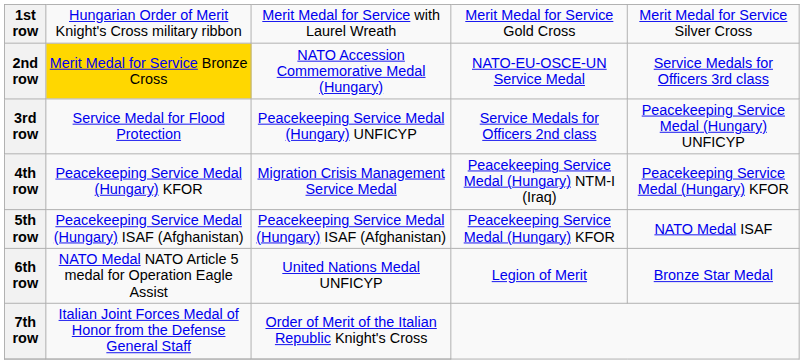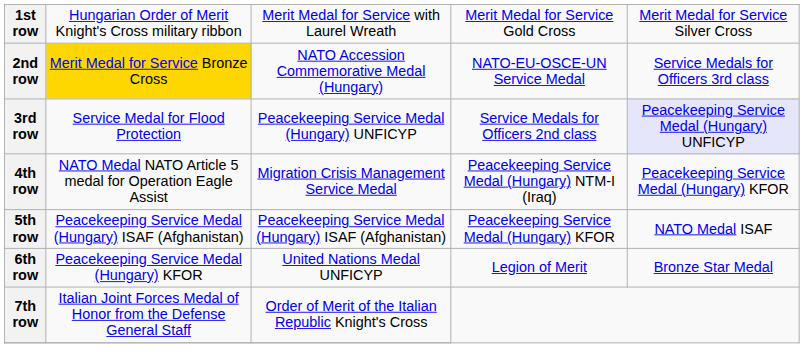(713, 126) no background -> (713, 126) lavender background
(149, 181) Peacekeeping Service Medal (Hungary) KFOR -> (149, 181) NATO Medal NATO Article 5 medal for Operation Eagle Assist
(149, 275) NATO Medal NATO Article 5 medal for Operation Eagle Assist -> (149, 267) Peacekeeping Service Medal (Hungary) KFOR
